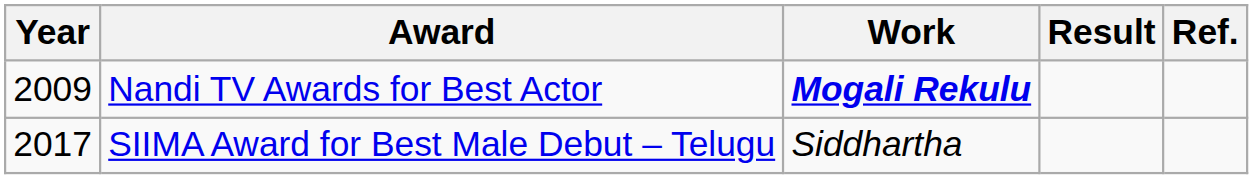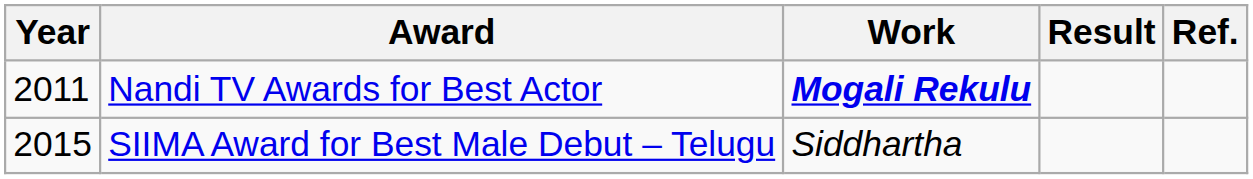(53, 88) 2009 -> (51, 88) 2011
(53, 144) 2017 -> (53, 144) 2015
